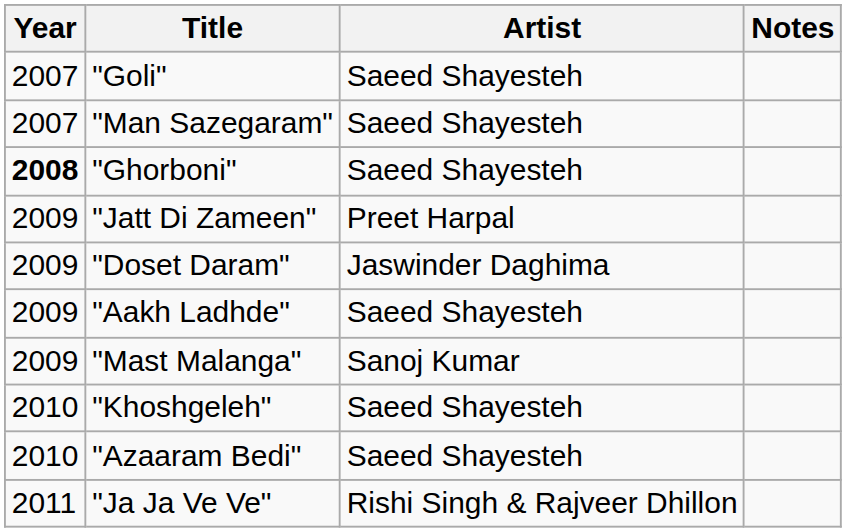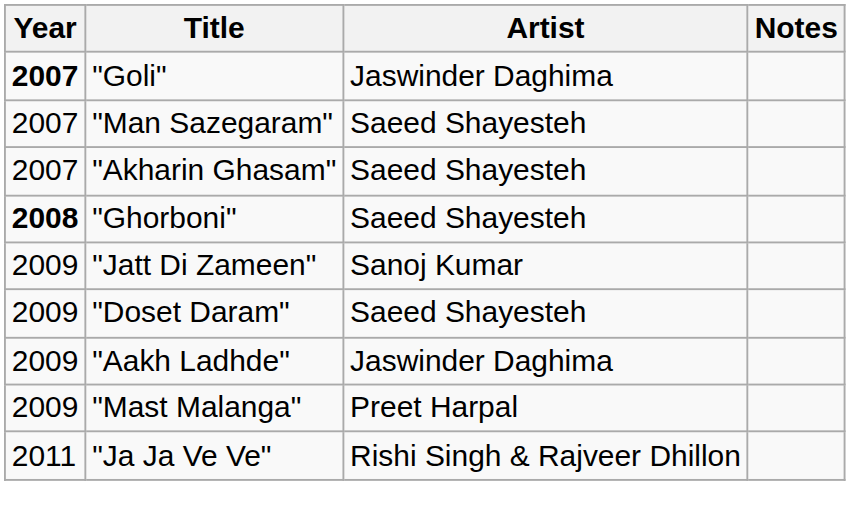(45, 75) normal -> (45, 75) bold
(465, 75) Saeed Shayesteh -> (481, 75) Jaswinder Daghima
+ row: (214, 170)
(431, 218) Preet Harpal -> (437, 265) Sanoj Kumar
(478, 265) Jaswinder Daghima -> (468, 312) Saeed Shayesteh
(465, 312) Saeed Shayesteh -> (481, 360) Jaswinder Daghima
(433, 360) Sanoj Kumar -> (434, 407) Preet Harpal
- row: (182, 407)
- row: (197, 455)
